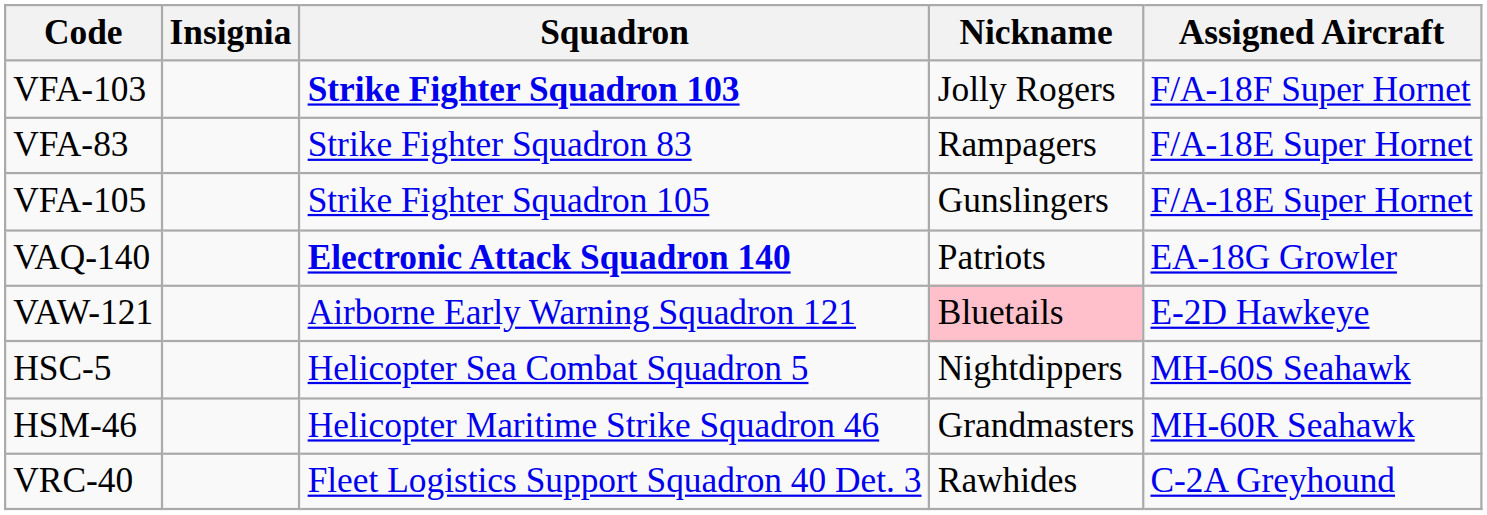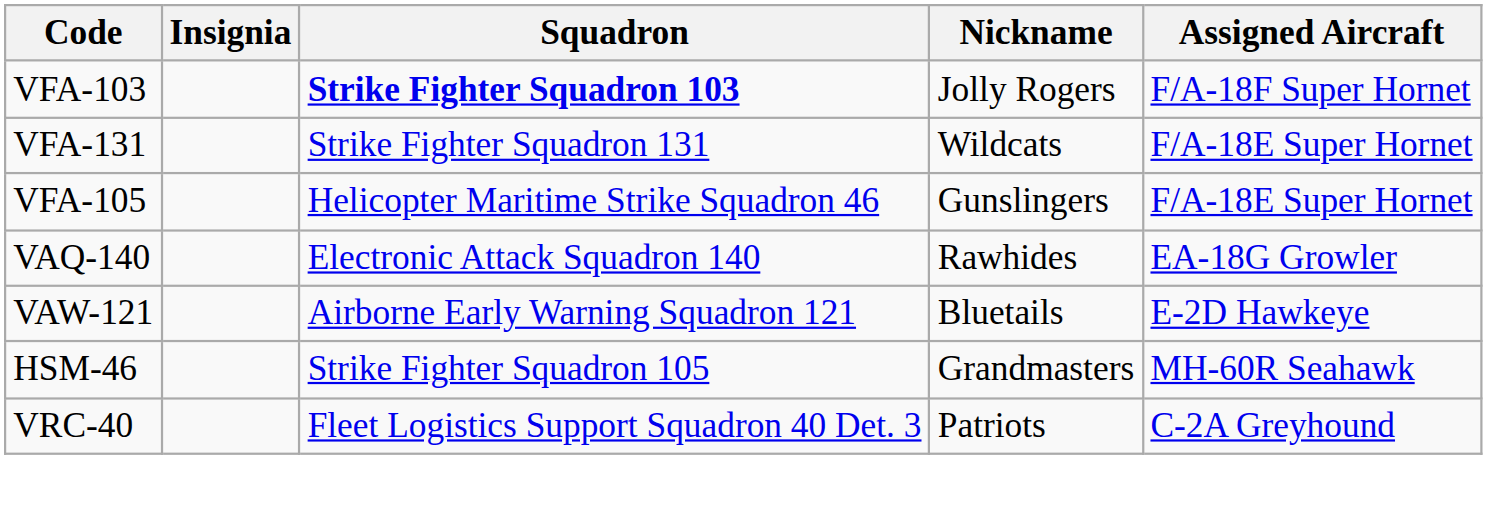- row: (71, 144)
+ row: (80, 144)
(508, 200) Strike Fighter Squadron 105 -> (593, 200) Helicopter Maritime Strike Squadron 46
(549, 256) bold -> (534, 256) normal
(992, 256) Patriots -> (1008, 256) Rawhides
(1001, 312) pink background -> (1001, 312) no background
- row: (62, 369)
(593, 425) Helicopter Maritime Strike Squadron 46 -> (508, 369) Strike Fighter Squadron 105
(1008, 481) Rawhides -> (992, 425) Patriots
